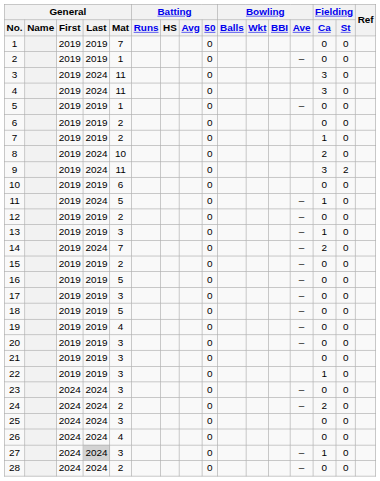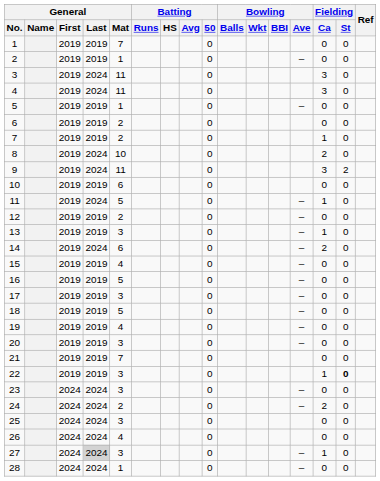(121, 248) 7 -> (121, 248) 6
(121, 264) 2 -> (121, 264) 4
(121, 358) 3 -> (121, 358) 7
(346, 374) normal -> (346, 374) bold
(121, 468) 2 -> (121, 468) 1
